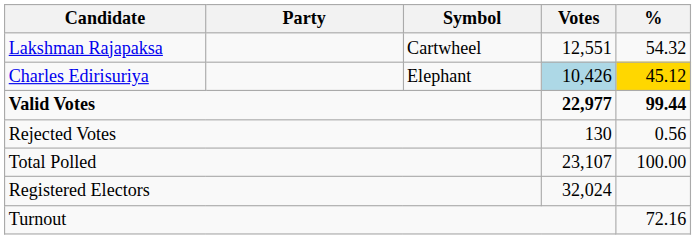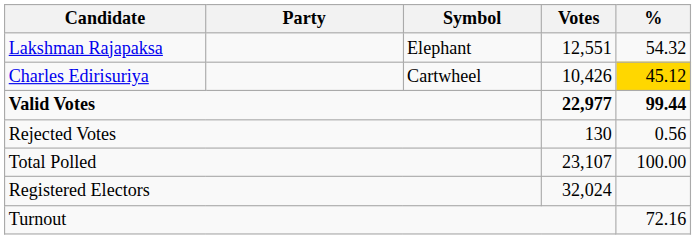(444, 47) Cartwheel -> (439, 47) Elephant
(439, 76) Elephant -> (444, 76) Cartwheel
(587, 76) lightblue background -> (587, 76) no background
